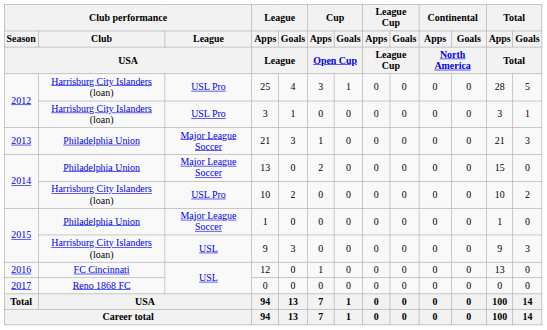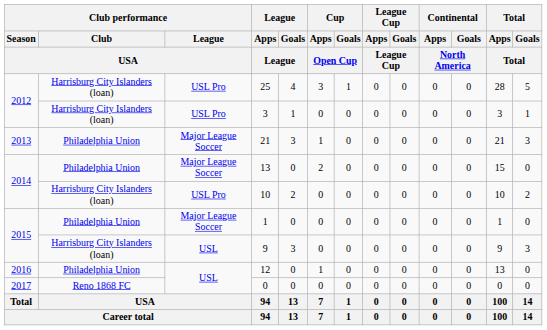(102, 270) FC Cincinnati -> (102, 270) Philadelphia Union
